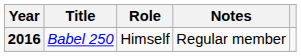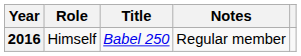columns swapped: (81, 16) <-> (145, 16)
